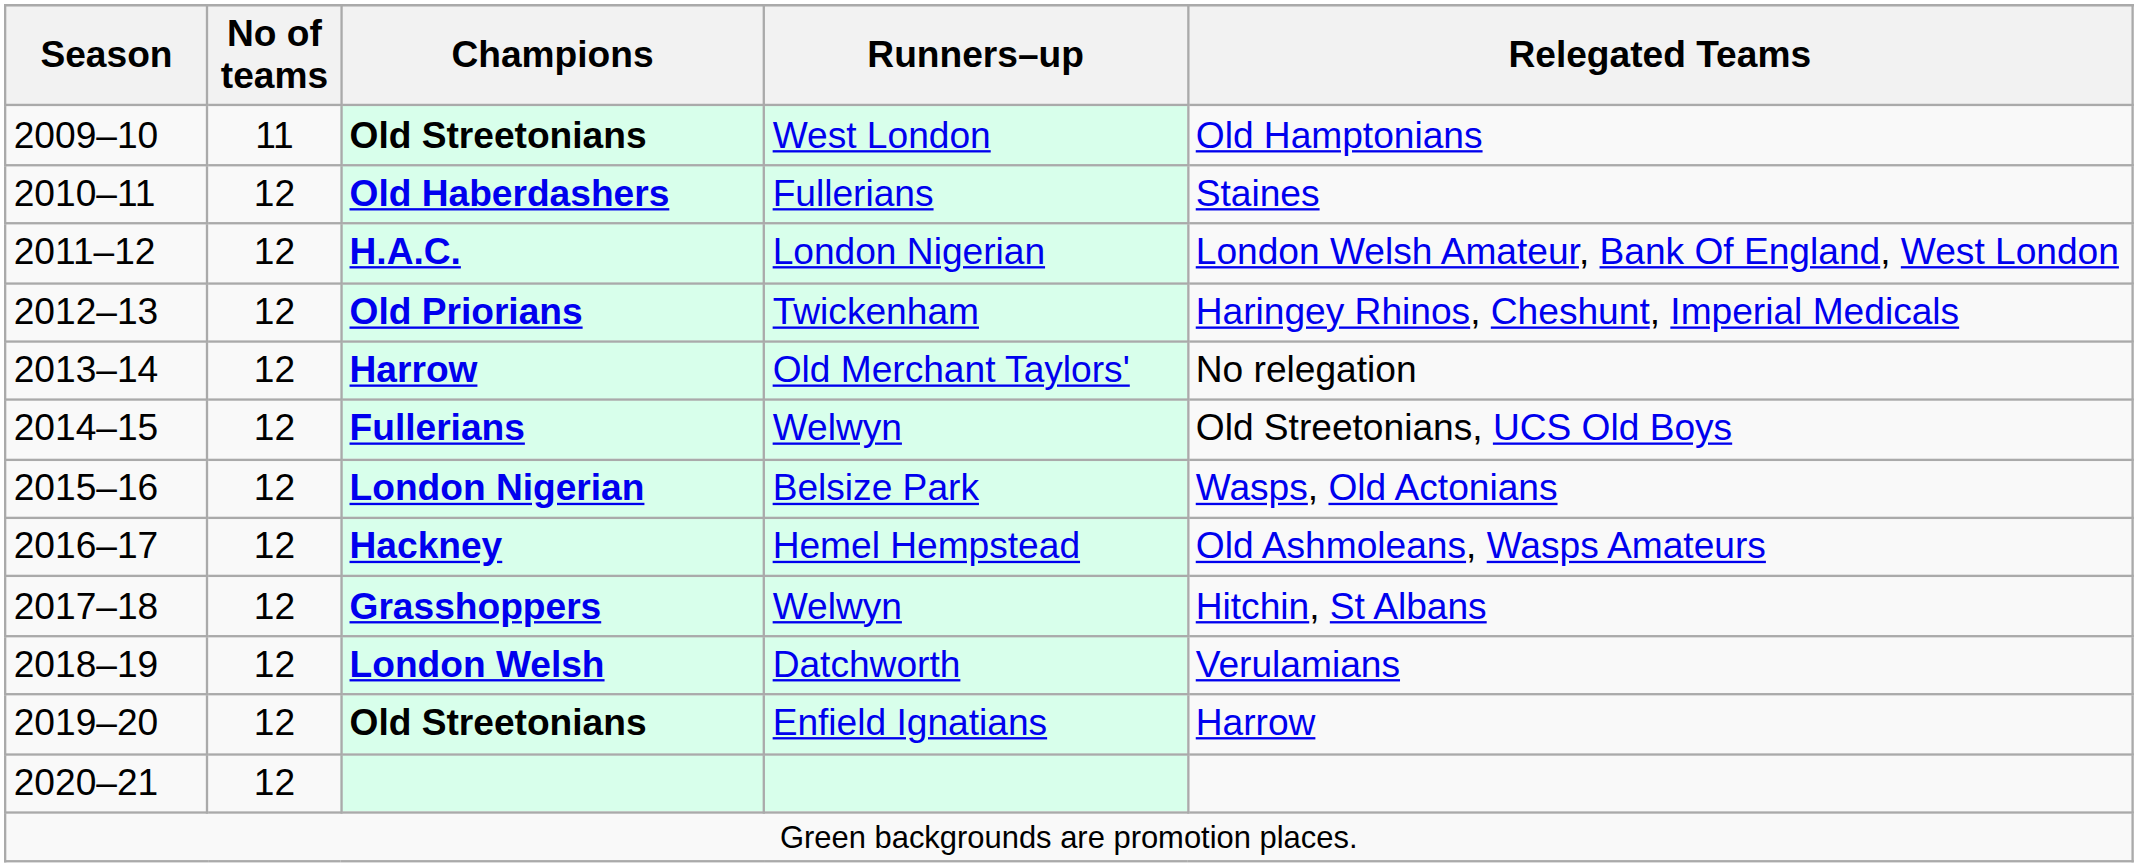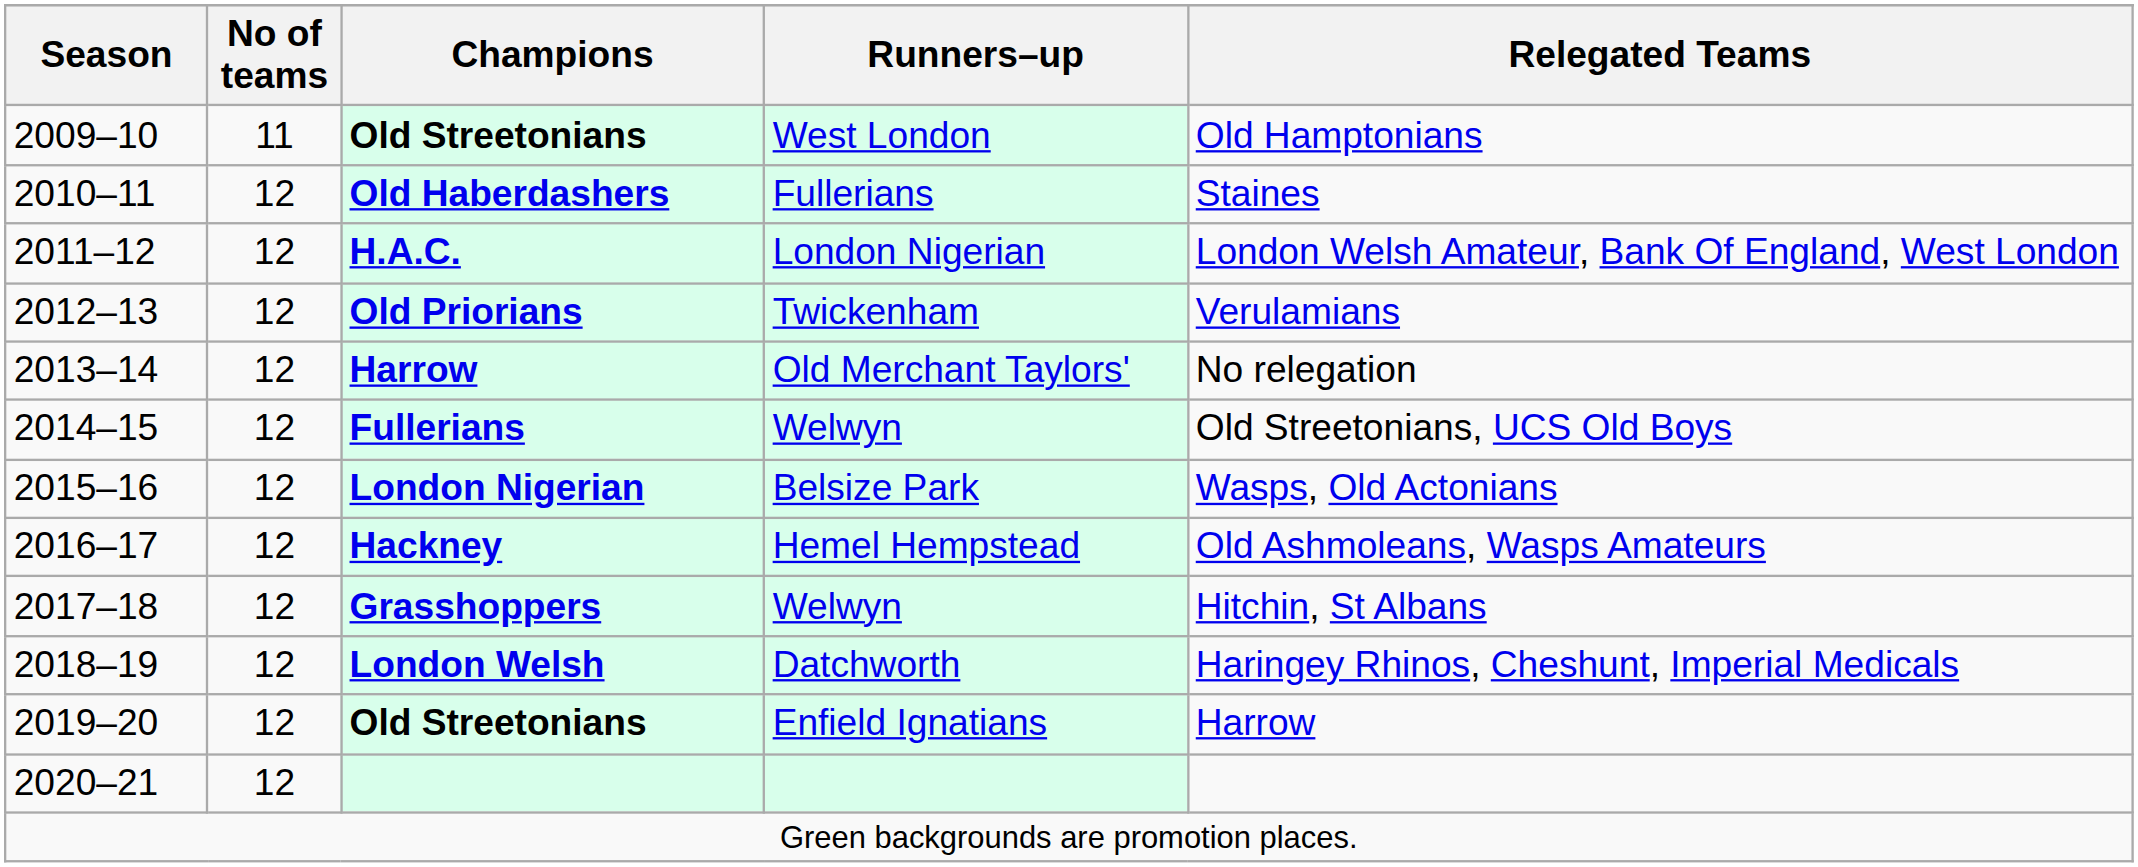(1577, 311) Haringey Rhinos, Cheshunt, Imperial Medicals -> (1298, 311) Verulamians
(1298, 664) Verulamians -> (1577, 664) Haringey Rhinos, Cheshunt, Imperial Medicals
